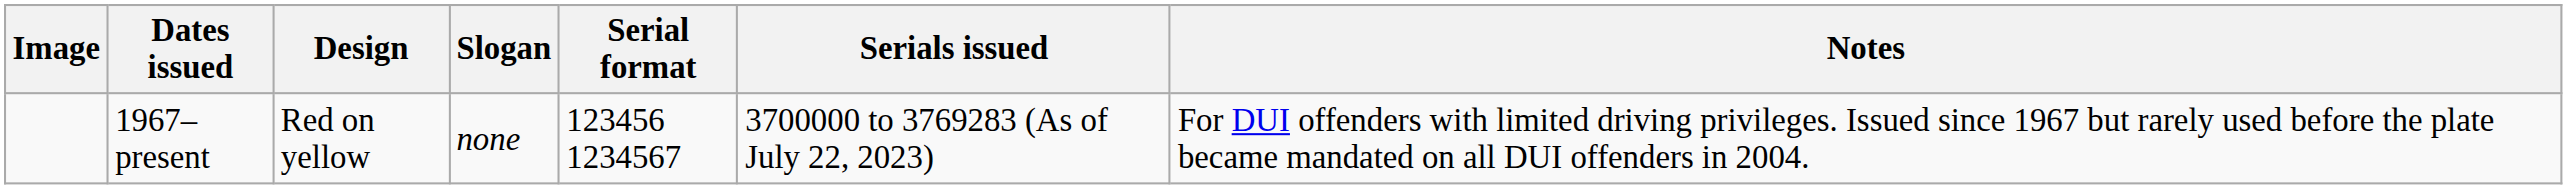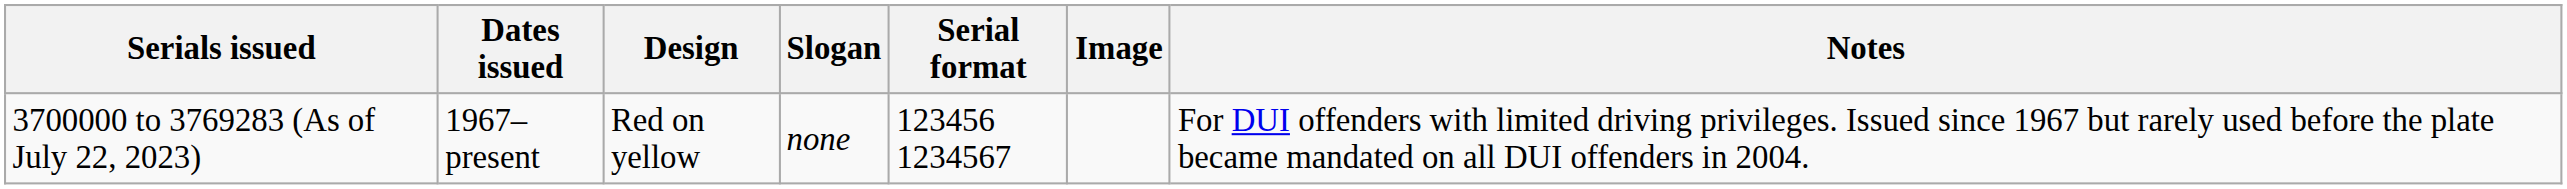columns swapped: (56, 48) <-> (954, 48)
